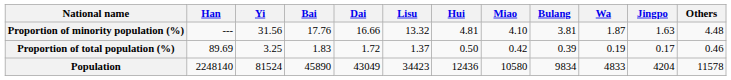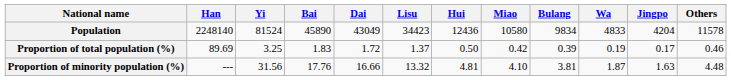rows swapped: (96, 67) <-> (96, 31)
